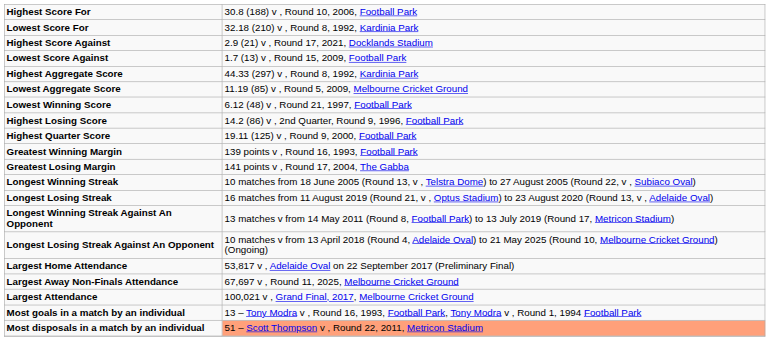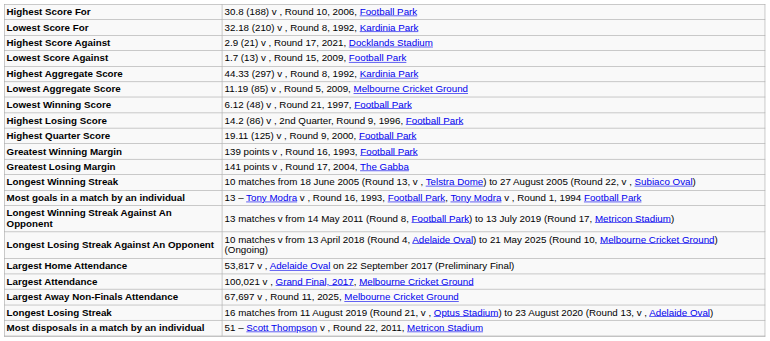rows swapped: (59, 197) <-> (96, 312)
rows swapped: (92, 281) <-> (52, 297)
(354, 328) lightsalmon background -> (354, 328) no background
